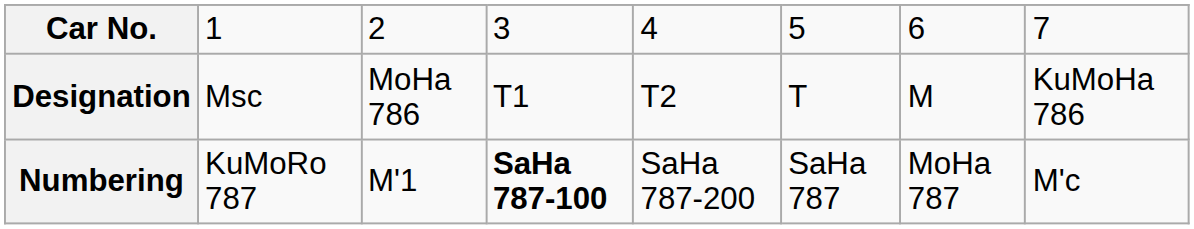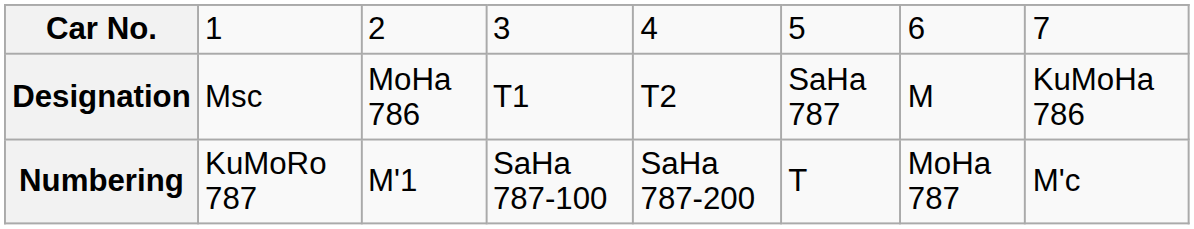(798, 96) T -> (827, 96) SaHa 787
(550, 180) bold -> (550, 180) normal
(827, 180) SaHa 787 -> (798, 180) T
